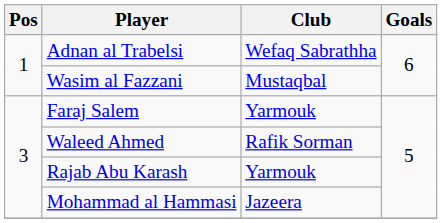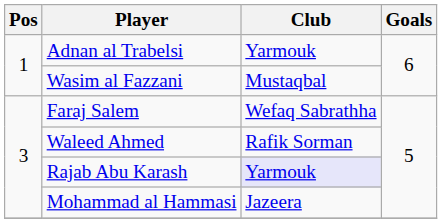(311, 50) Wefaq Sabrathha -> (281, 50) Yarmouk
(281, 111) Yarmouk -> (311, 111) Wefaq Sabrathha
(281, 171) no background -> (281, 171) lavender background
